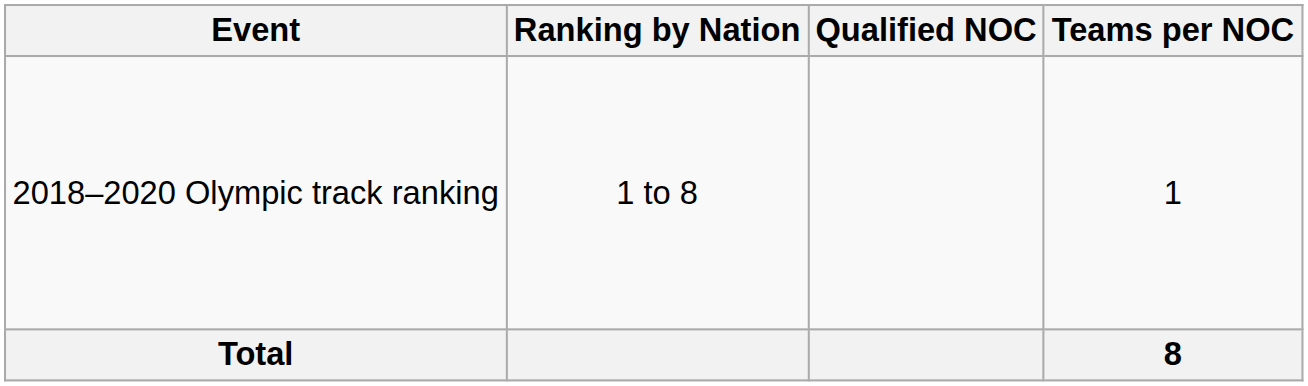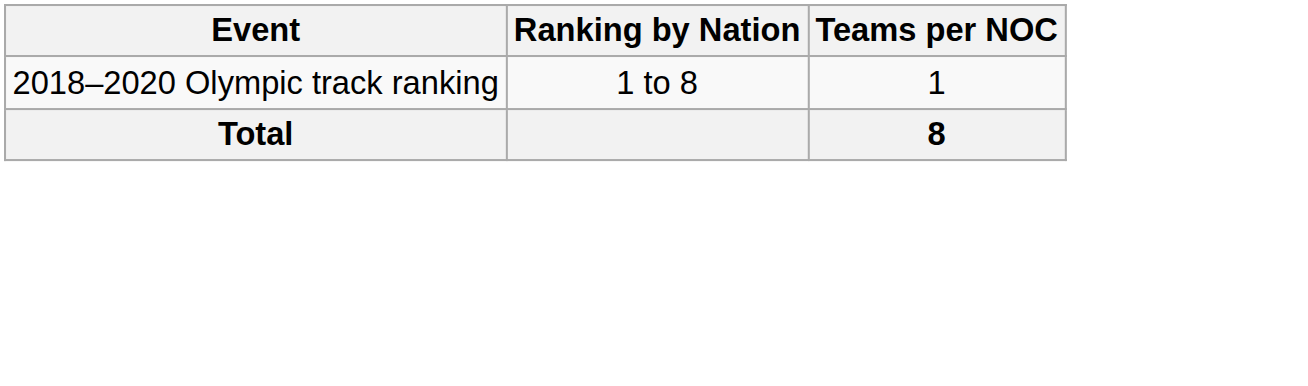- column: (926, 30)
